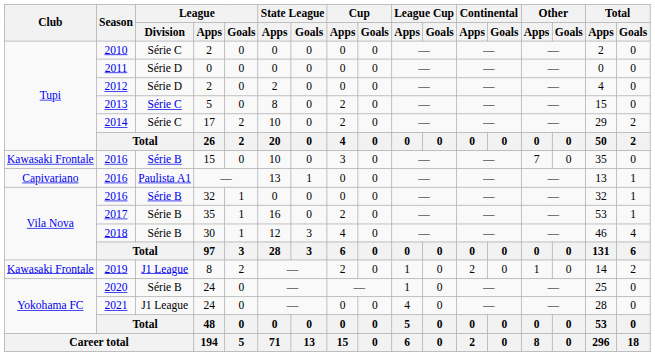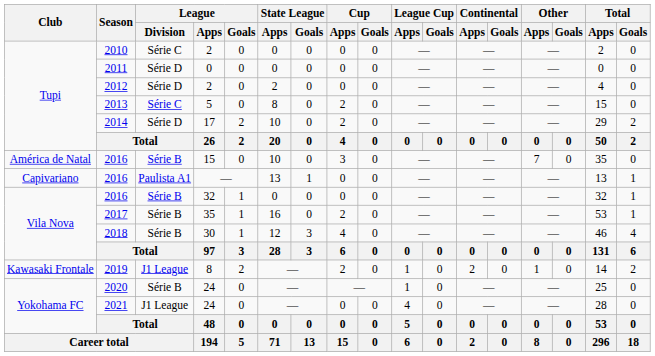(165, 123) Série C -> (165, 123) Série D
(50, 159) Kawasaki Frontale -> (50, 159) América de Natal
